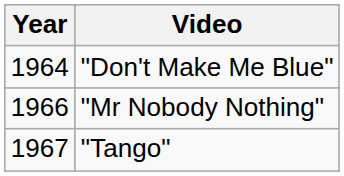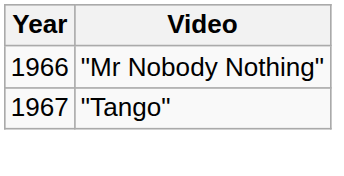- row: (207, 66)
